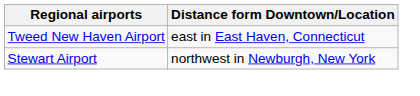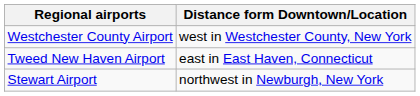+ row: (90, 36)
